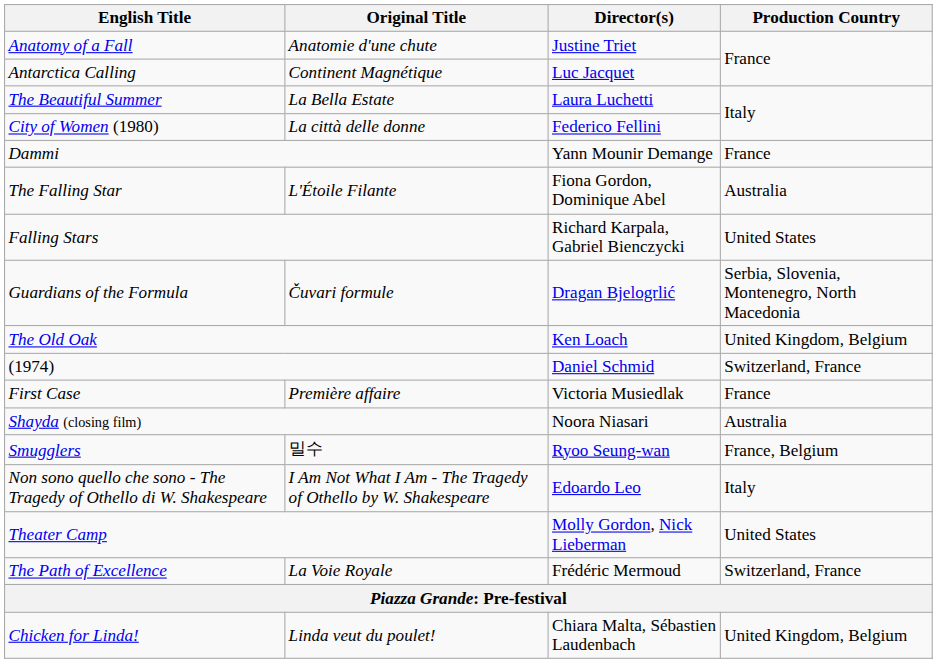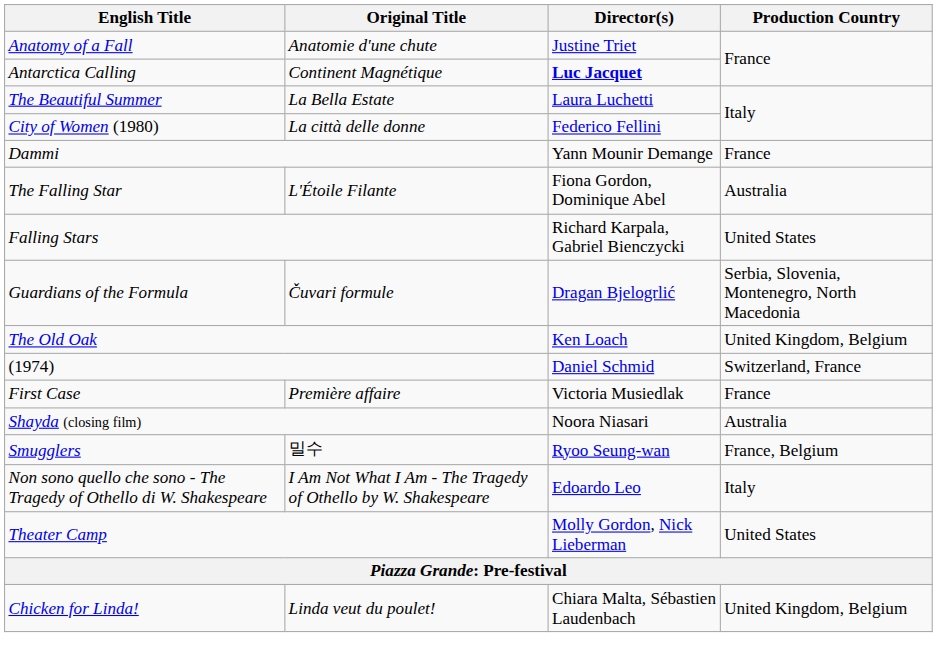(593, 72) normal -> (597, 72) bold
- row: (88, 571)
